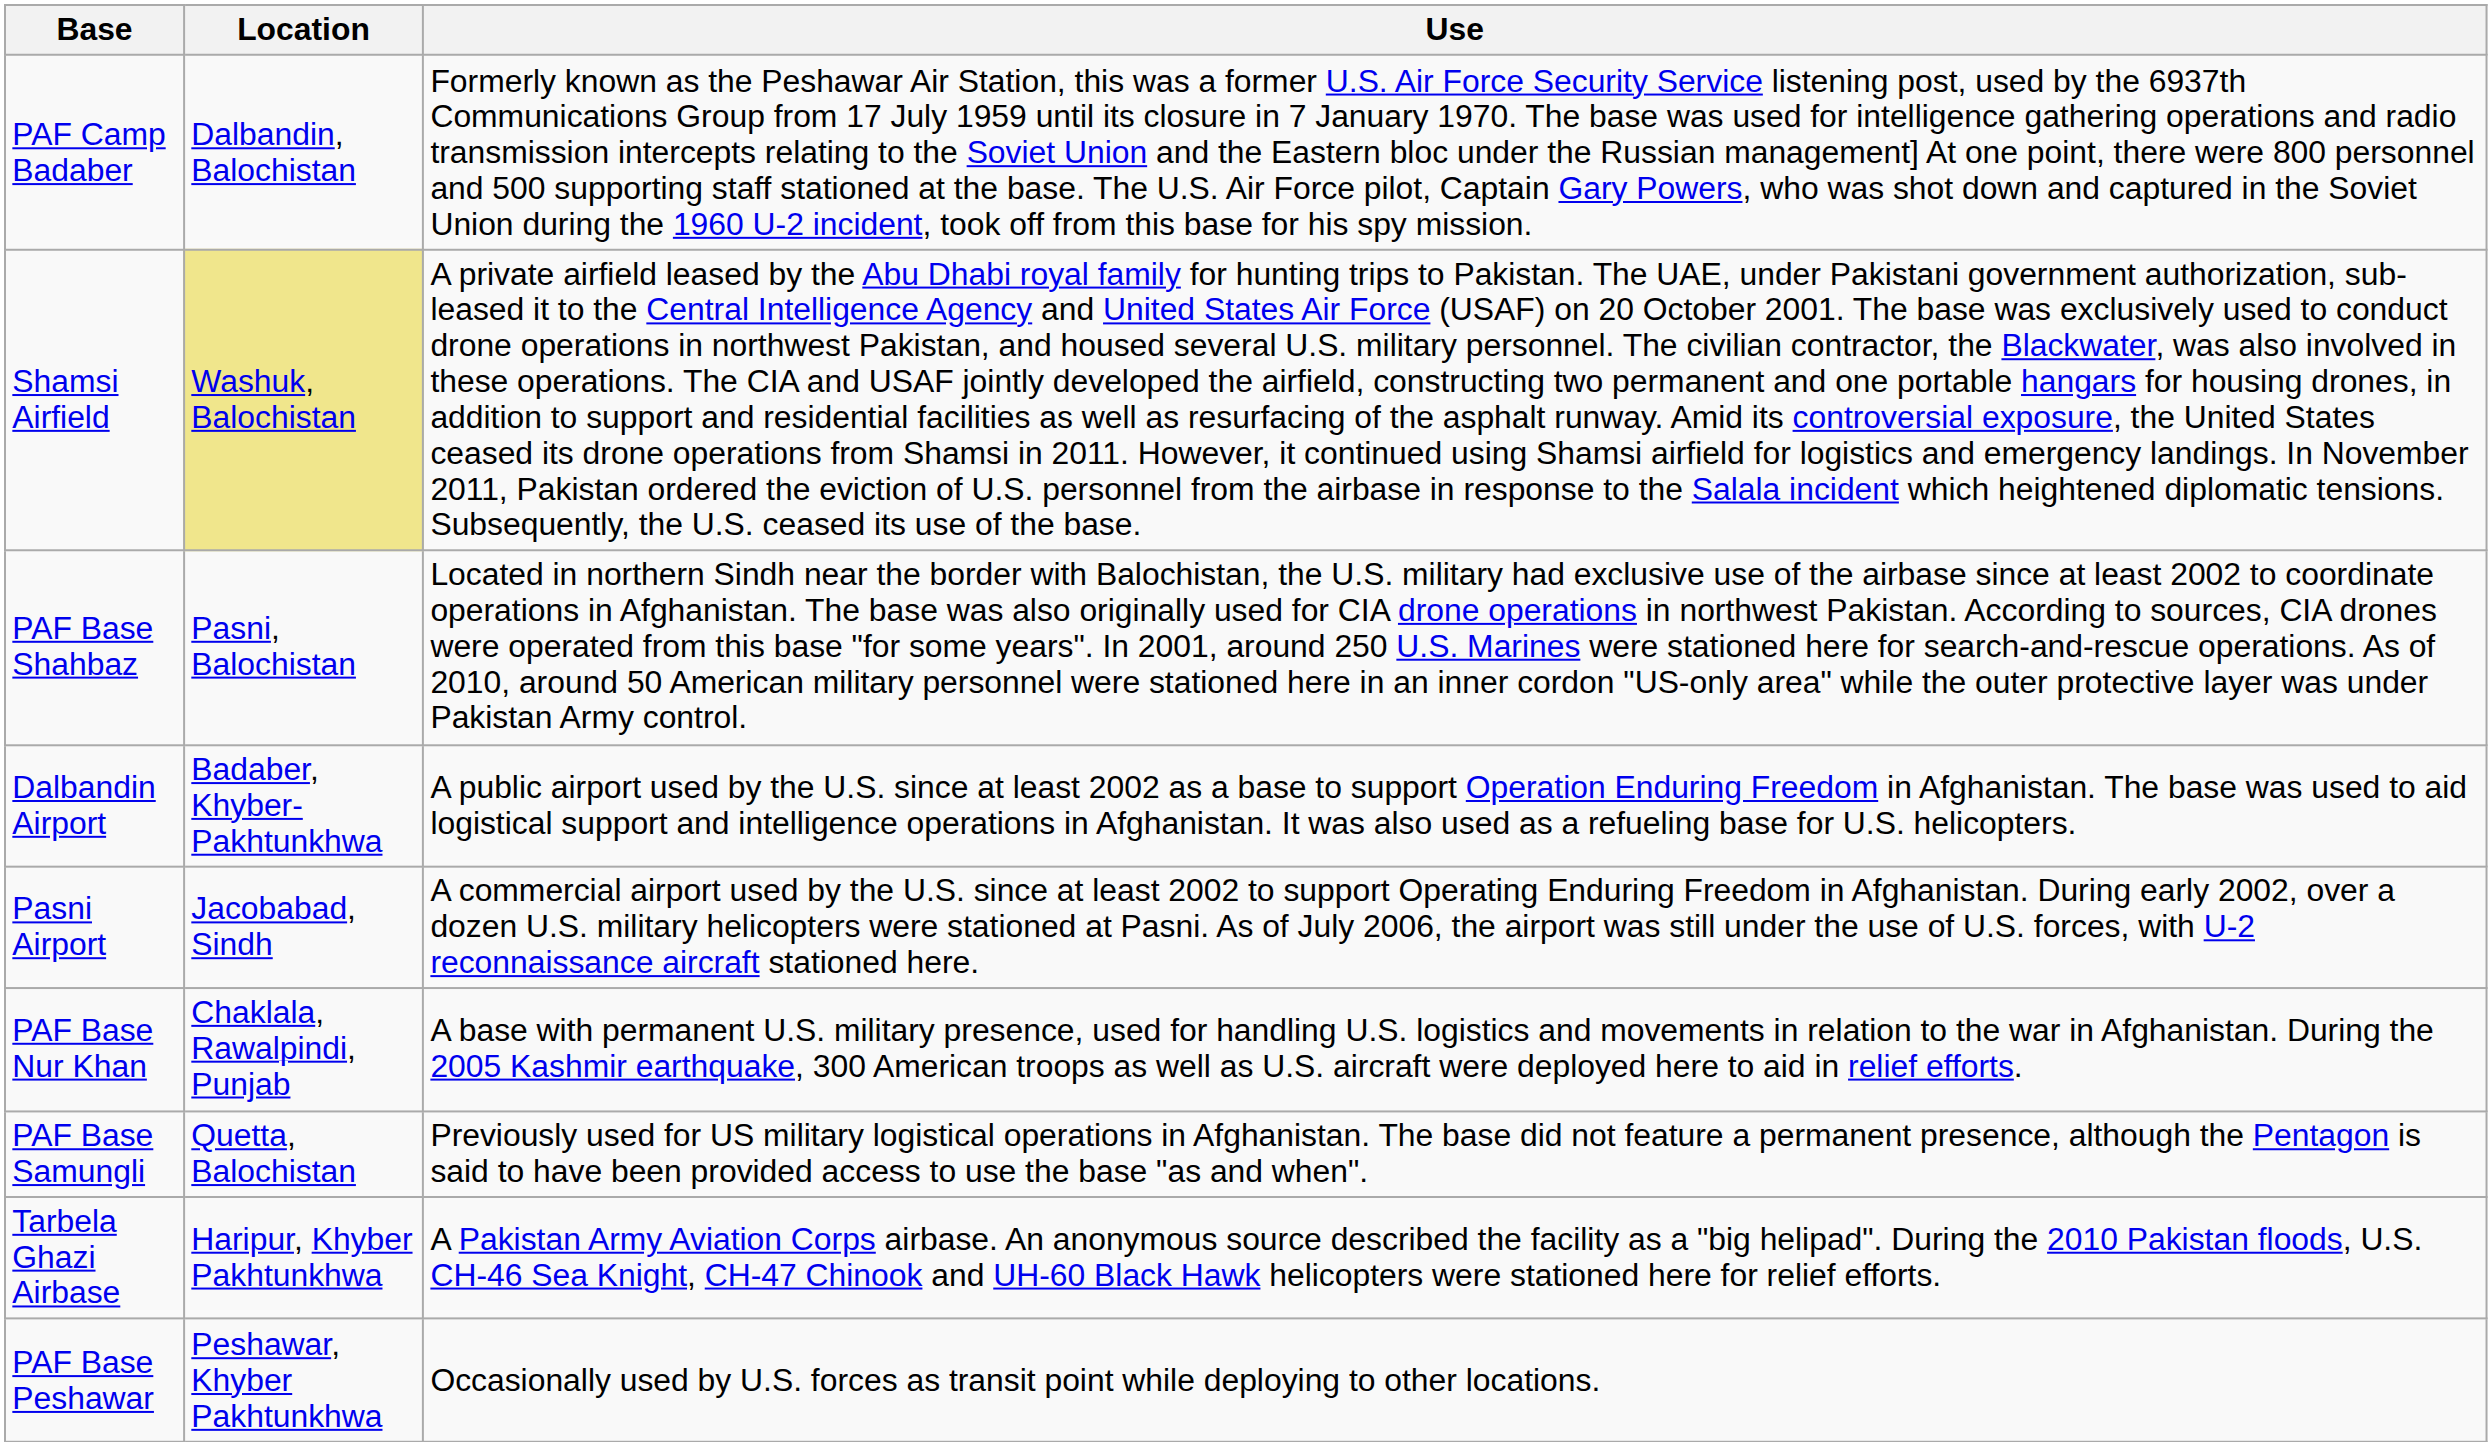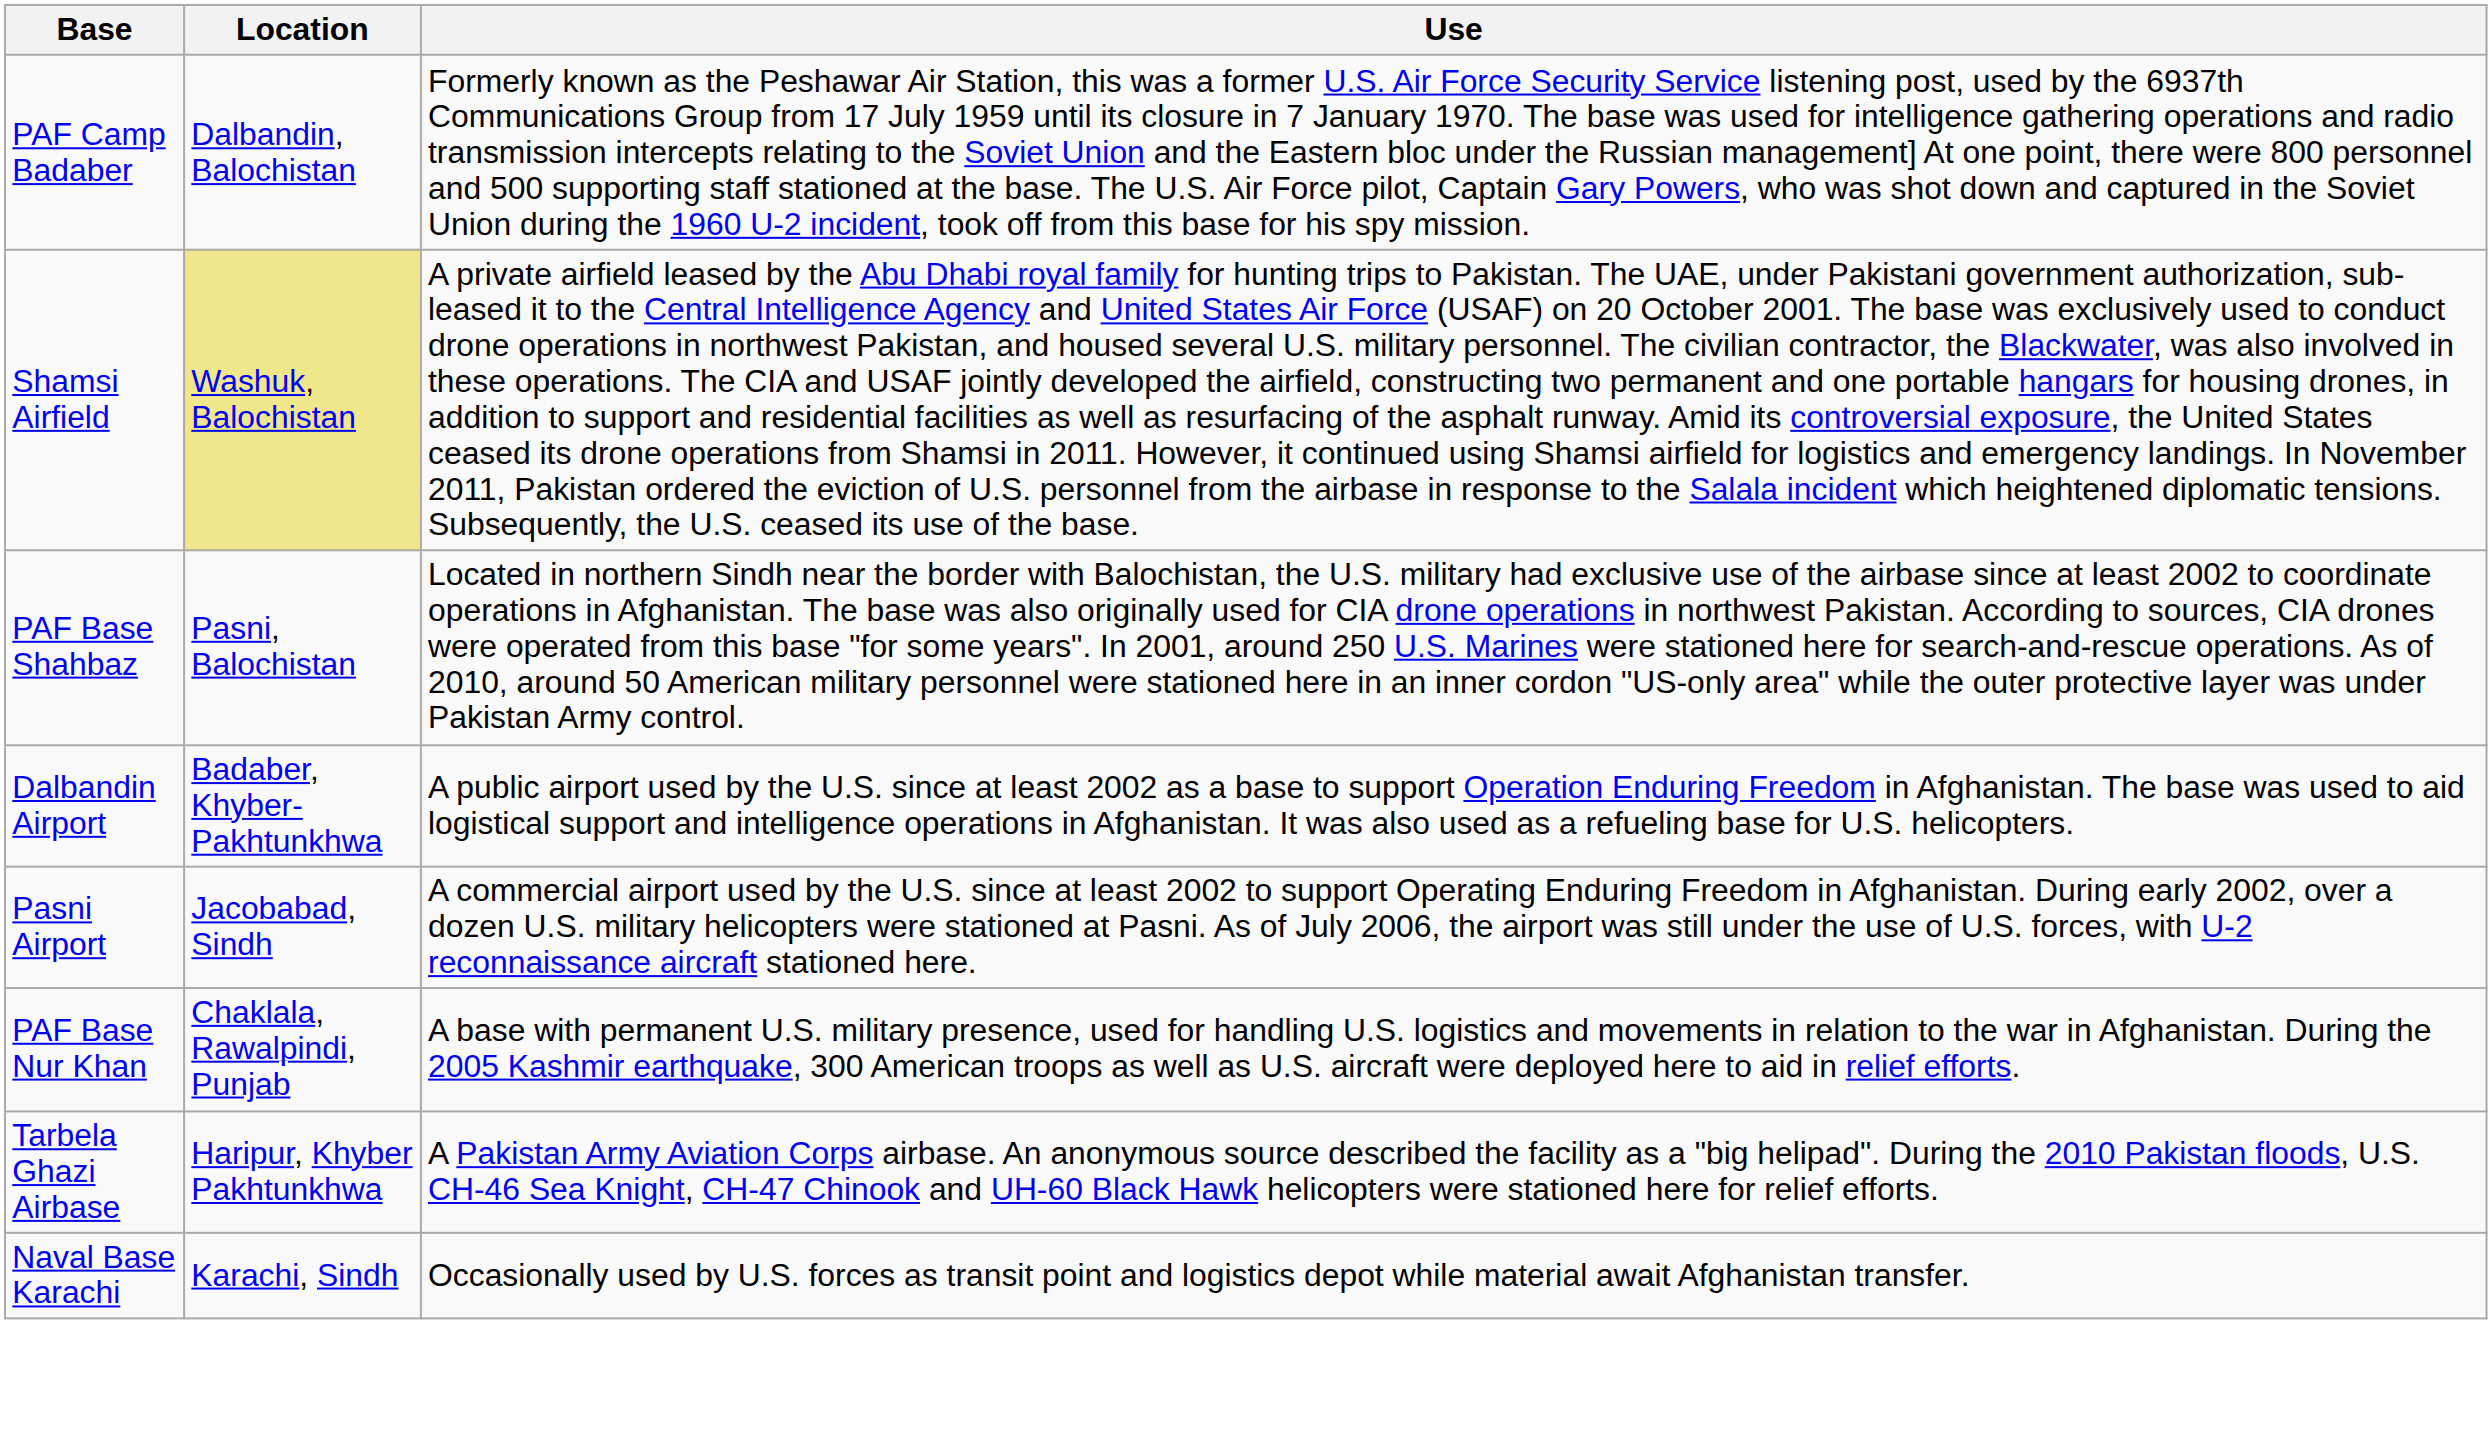- row: (83, 1153)
- row: (83, 1379)
+ row: (94, 1275)
